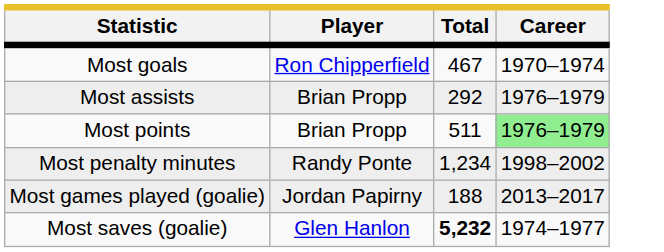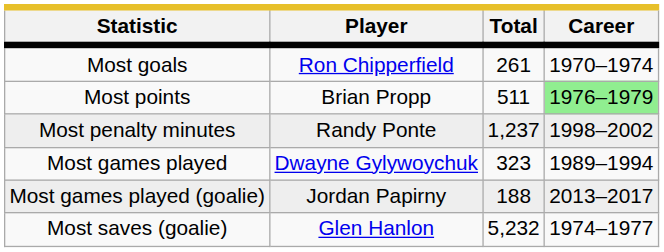(465, 64) 467 -> (514, 64) 261
- row: (137, 97)
(465, 163) 1,234 -> (514, 130) 1,237
+ row: (137, 163)
(465, 229) bold -> (514, 229) normal
